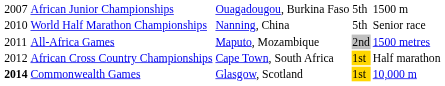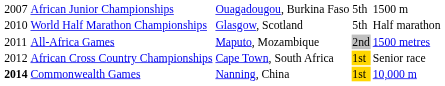(252, 25) Nanning, China -> (259, 25) Glasgow, Scotland
(399, 25) Senior race -> (407, 25) Half marathon
(407, 58) Half marathon -> (399, 58) Senior race
(259, 74) Glasgow, Scotland -> (252, 74) Nanning, China
